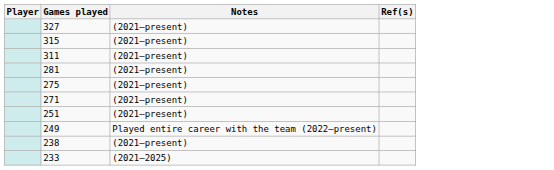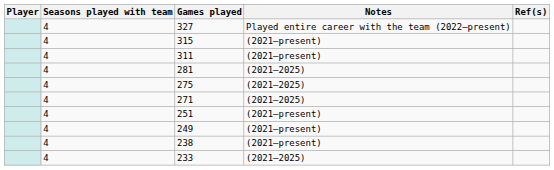+ column: (108, 12)
(150, 26) (2021–present) -> (378, 26) Played entire career with the team (2022–present)
(150, 70) (2021–present) -> (276, 70) (2021–2025)
(150, 85) (2021–present) -> (276, 85) (2021–2025)
(150, 99) (2021–present) -> (276, 99) (2021–2025)
(245, 129) Played entire career with the team (2022–present) -> (284, 129) (2021–present)
